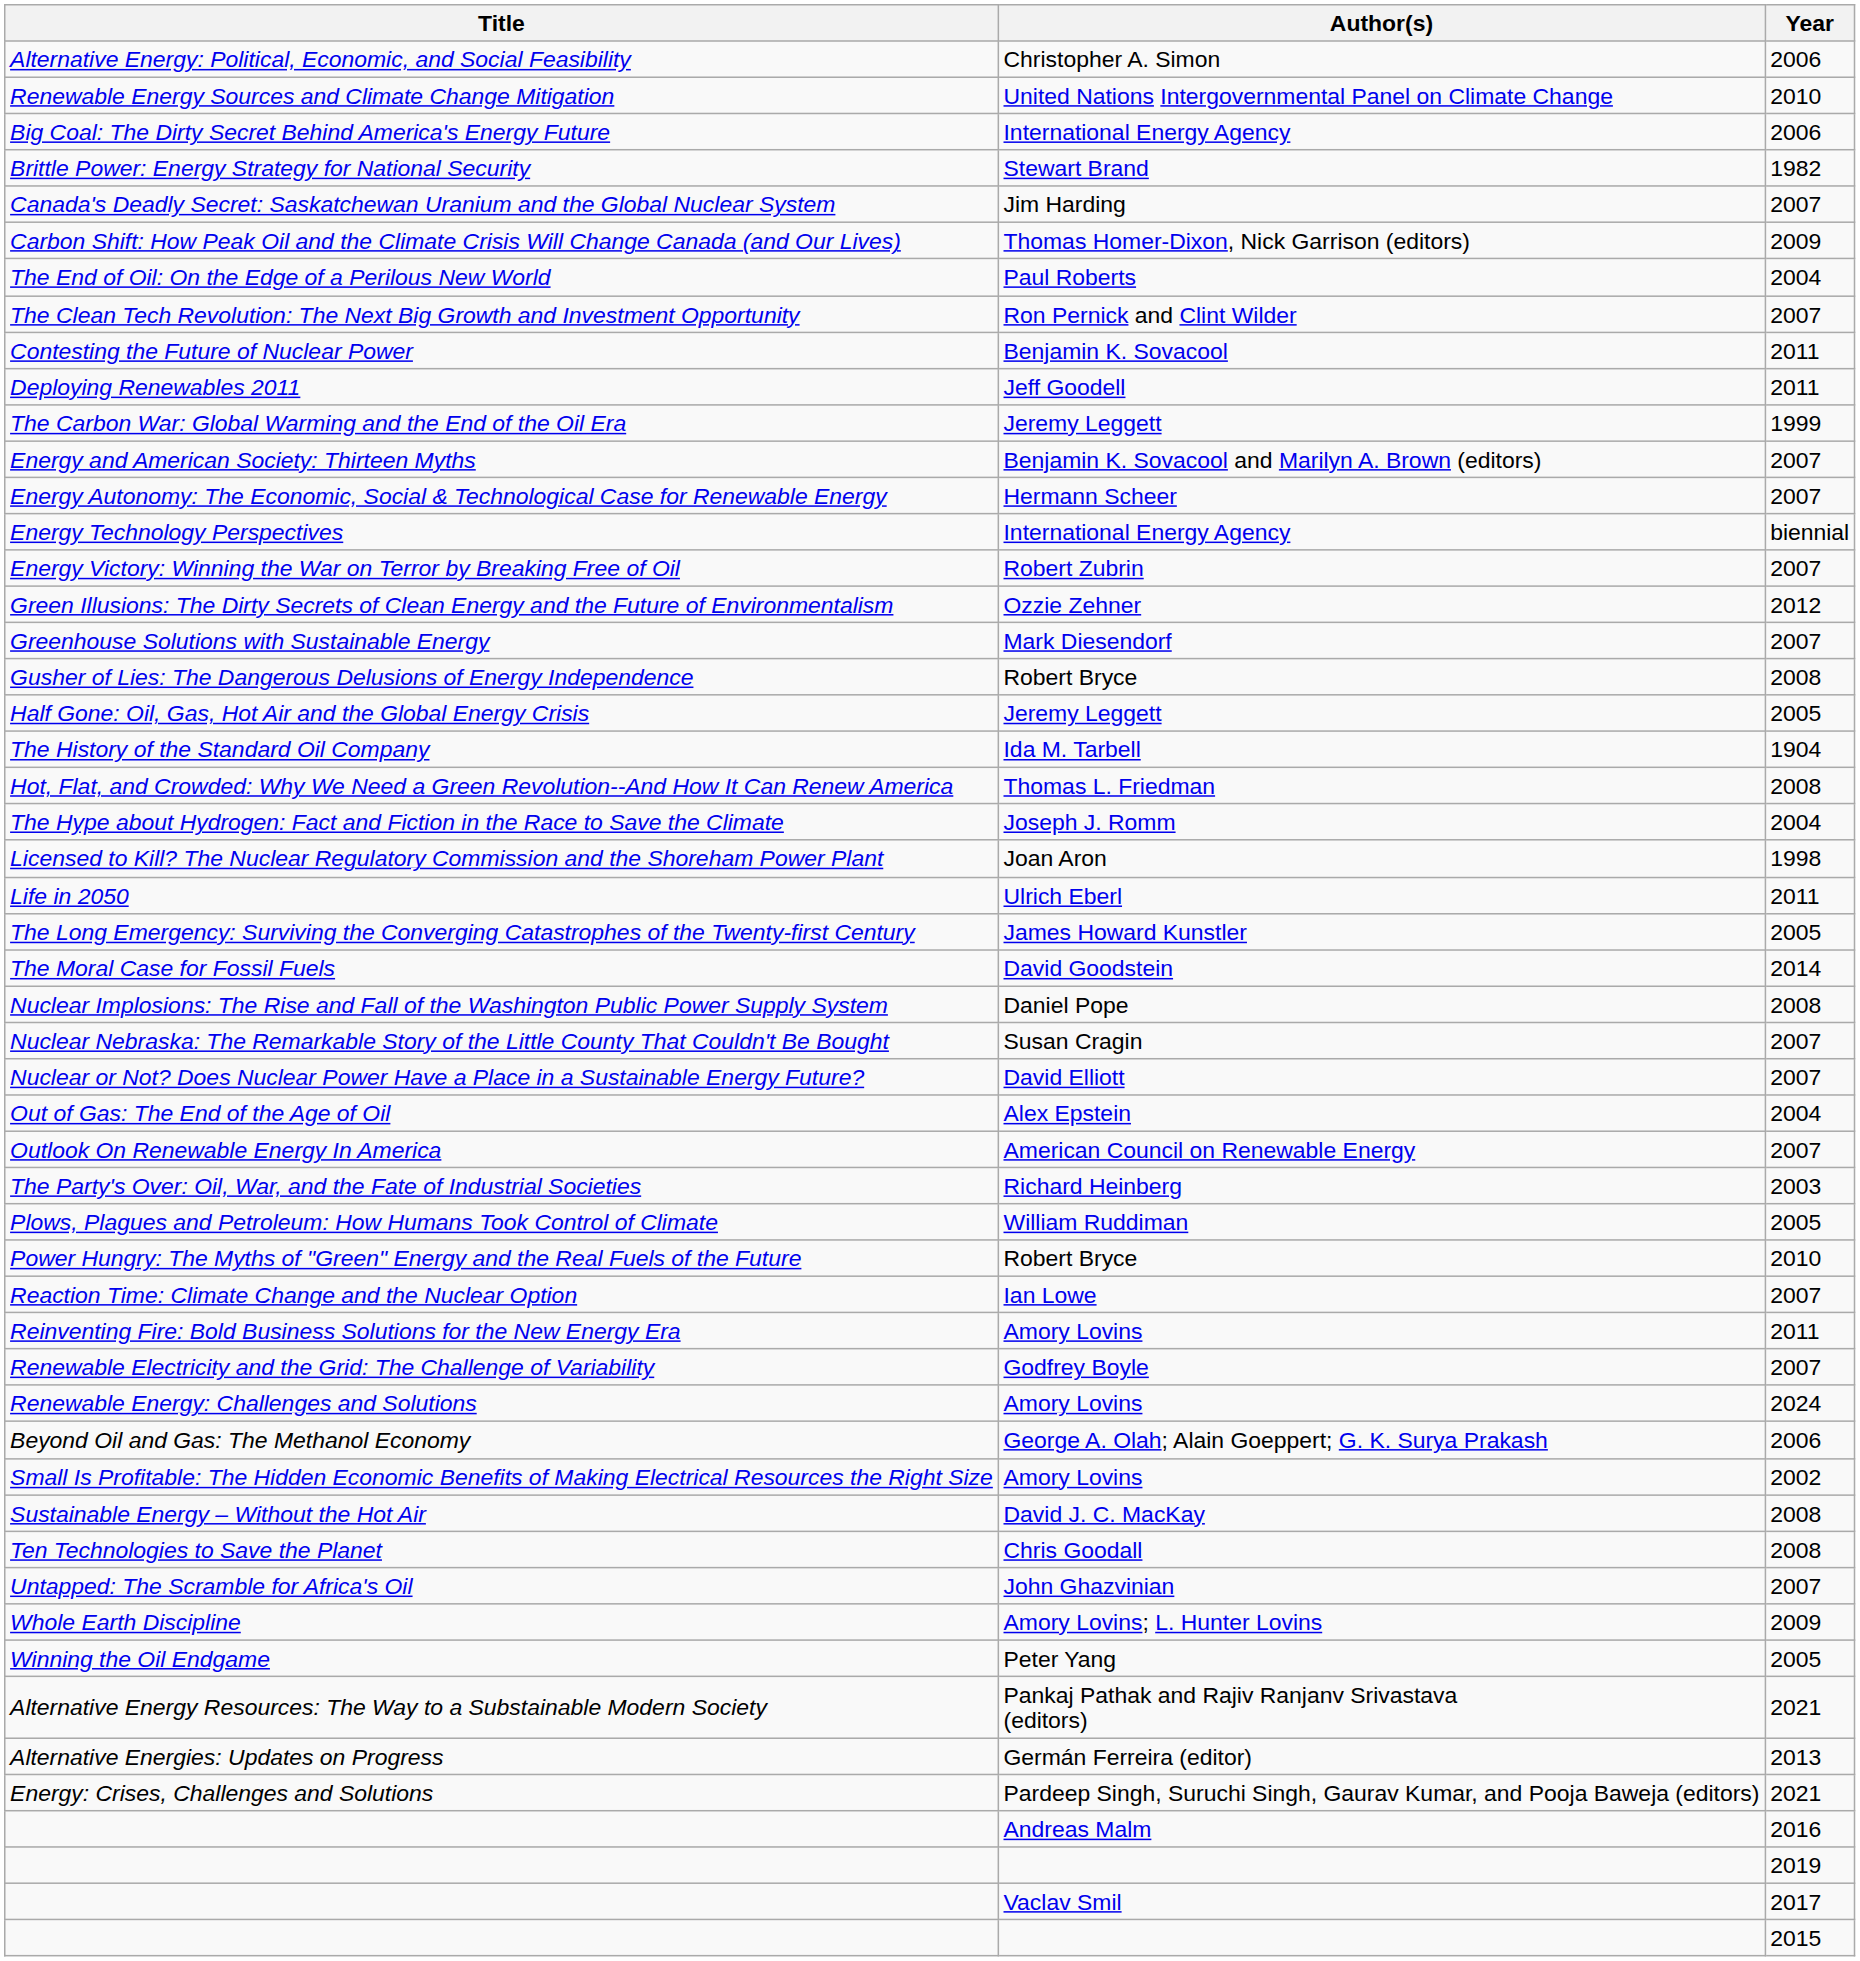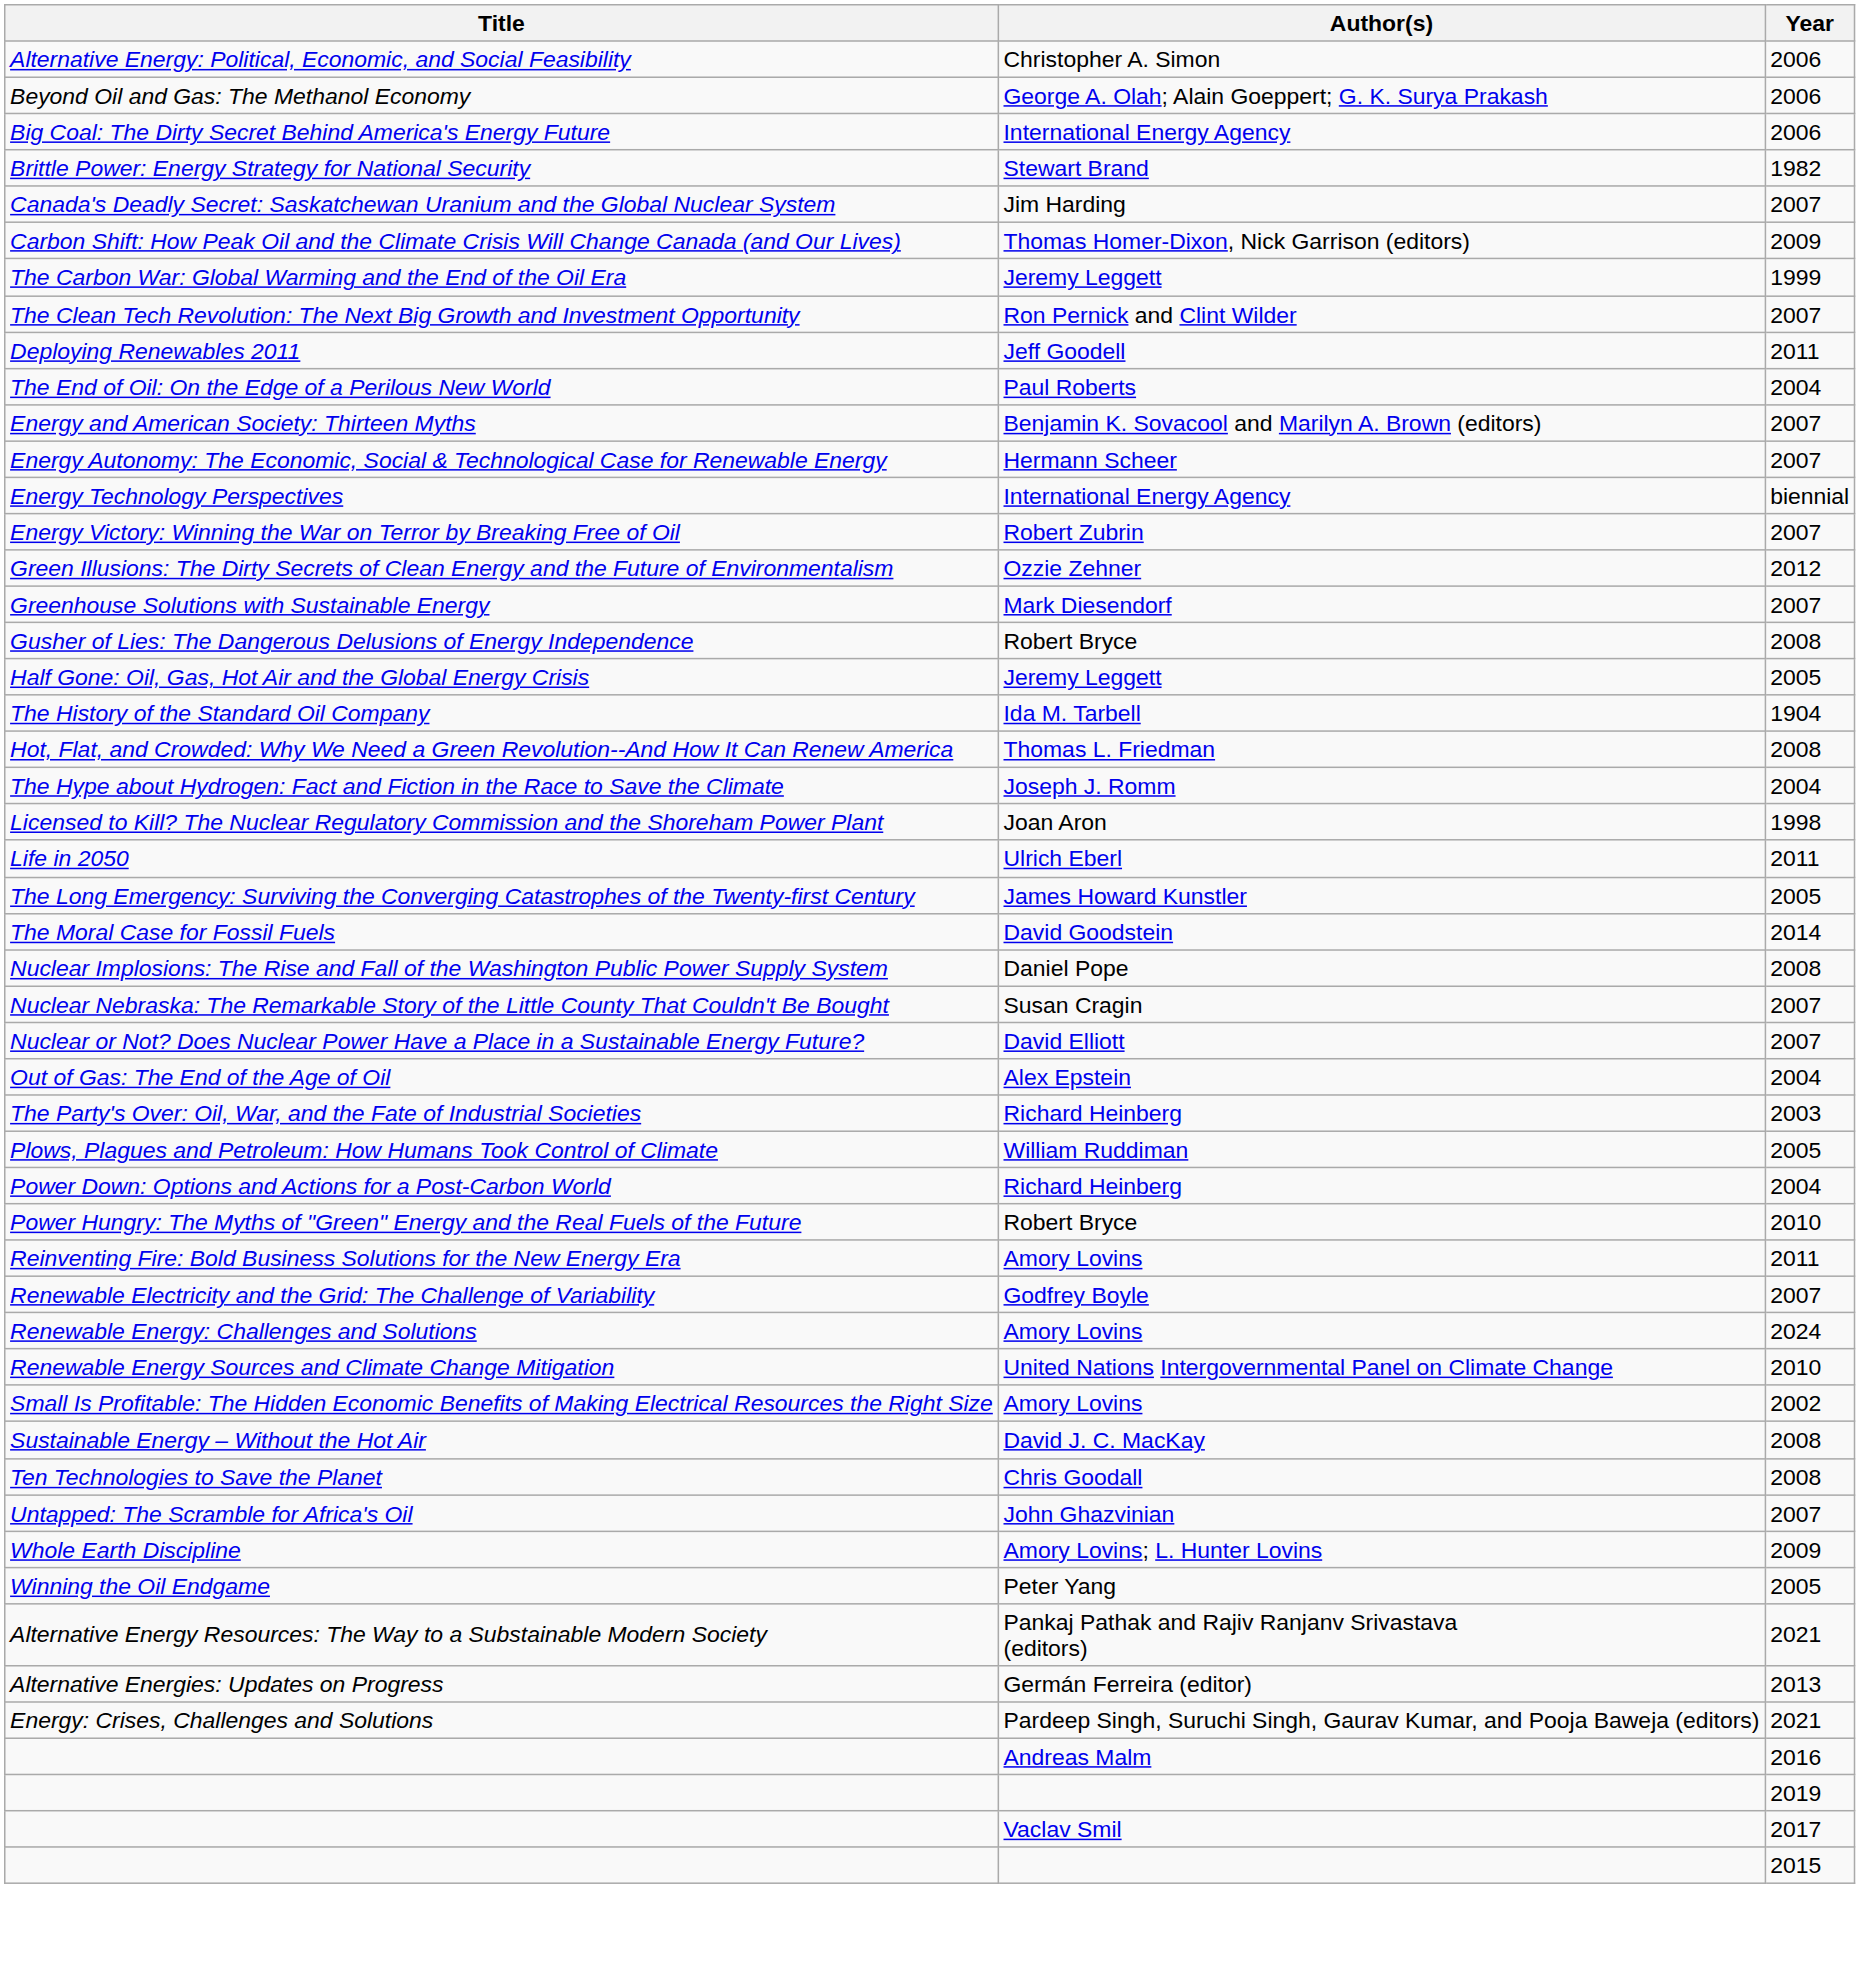rows swapped: (240, 1440) <-> (312, 96)
rows swapped: (318, 423) <-> (280, 277)
- row: (211, 350)
- row: (226, 1149)
+ row: (310, 1186)
- row: (294, 1295)
